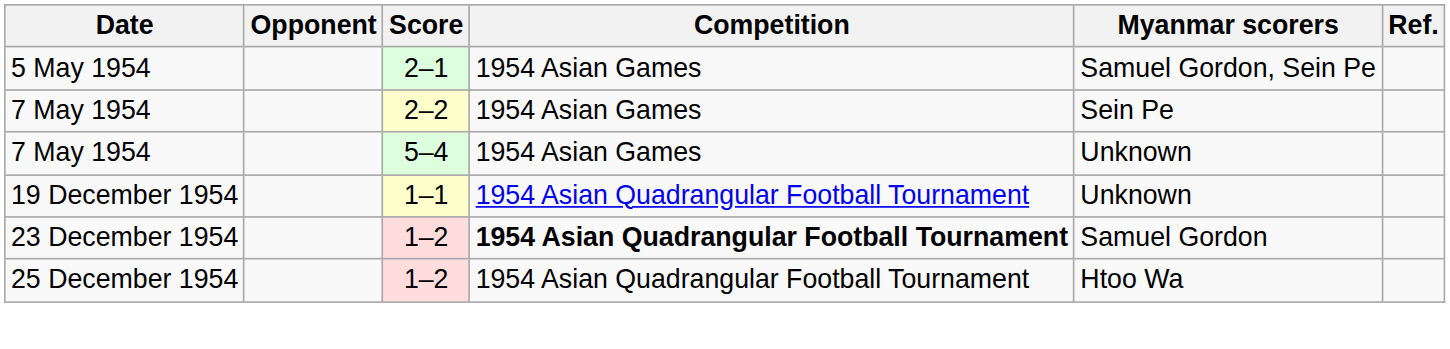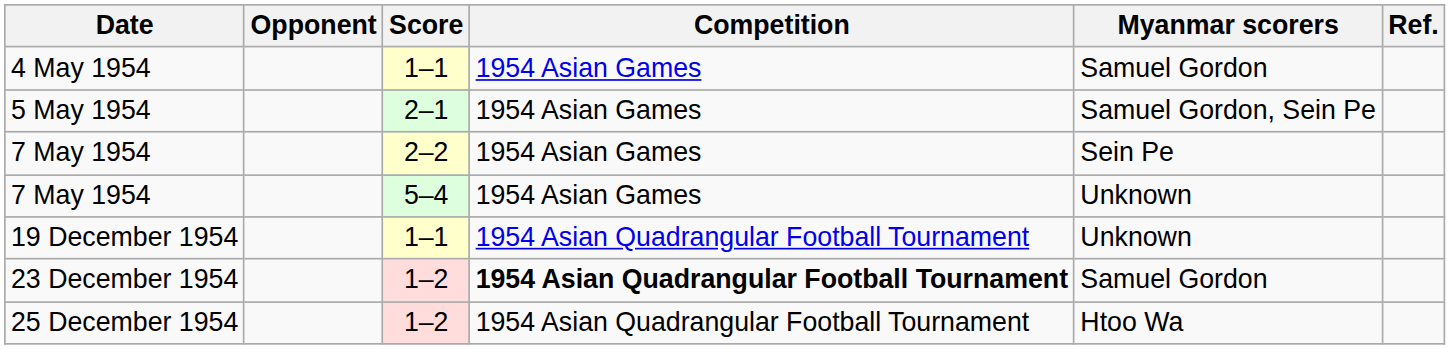+ row: (81, 68)
